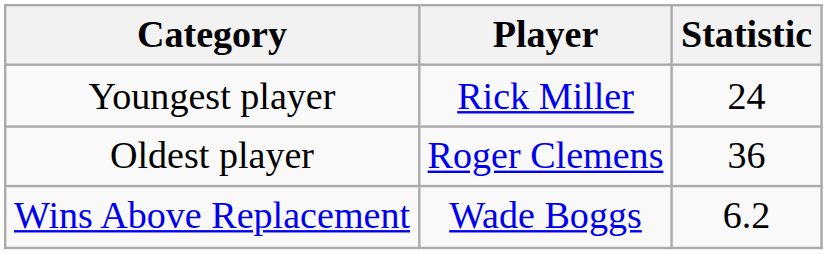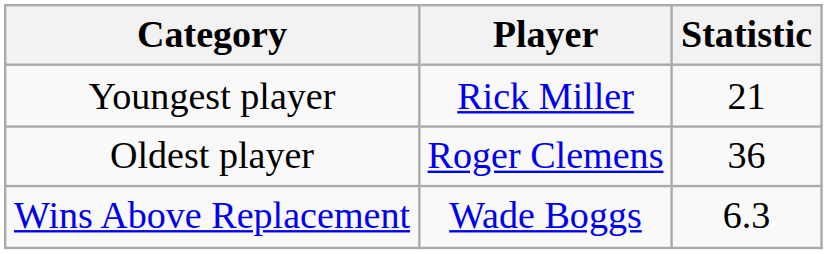(747, 95) 24 -> (747, 95) 21
(747, 215) 6.2 -> (747, 215) 6.3
